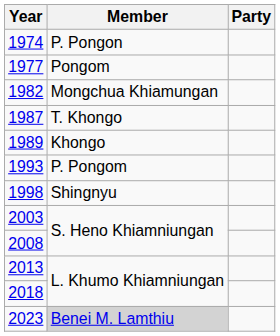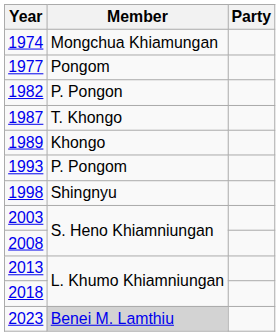(87, 42) P. Pongon -> (134, 42) Mongchua Khiamungan
(134, 92) Mongchua Khiamungan -> (87, 92) P. Pongon
